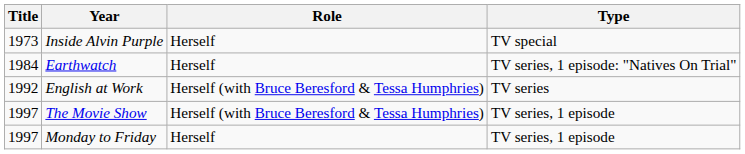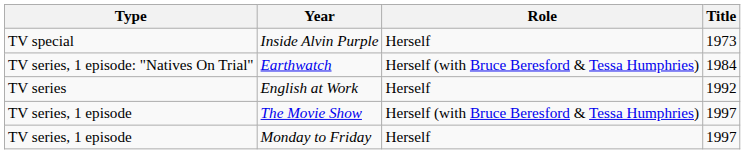columns swapped: (23, 16) <-> (614, 16)
(193, 64) Herself -> (542, 64) Herself (with Bruce Beresford & Tessa Humphries)
(327, 88) Herself (with Bruce Beresford & Tessa Humphries) -> (408, 88) Herself
